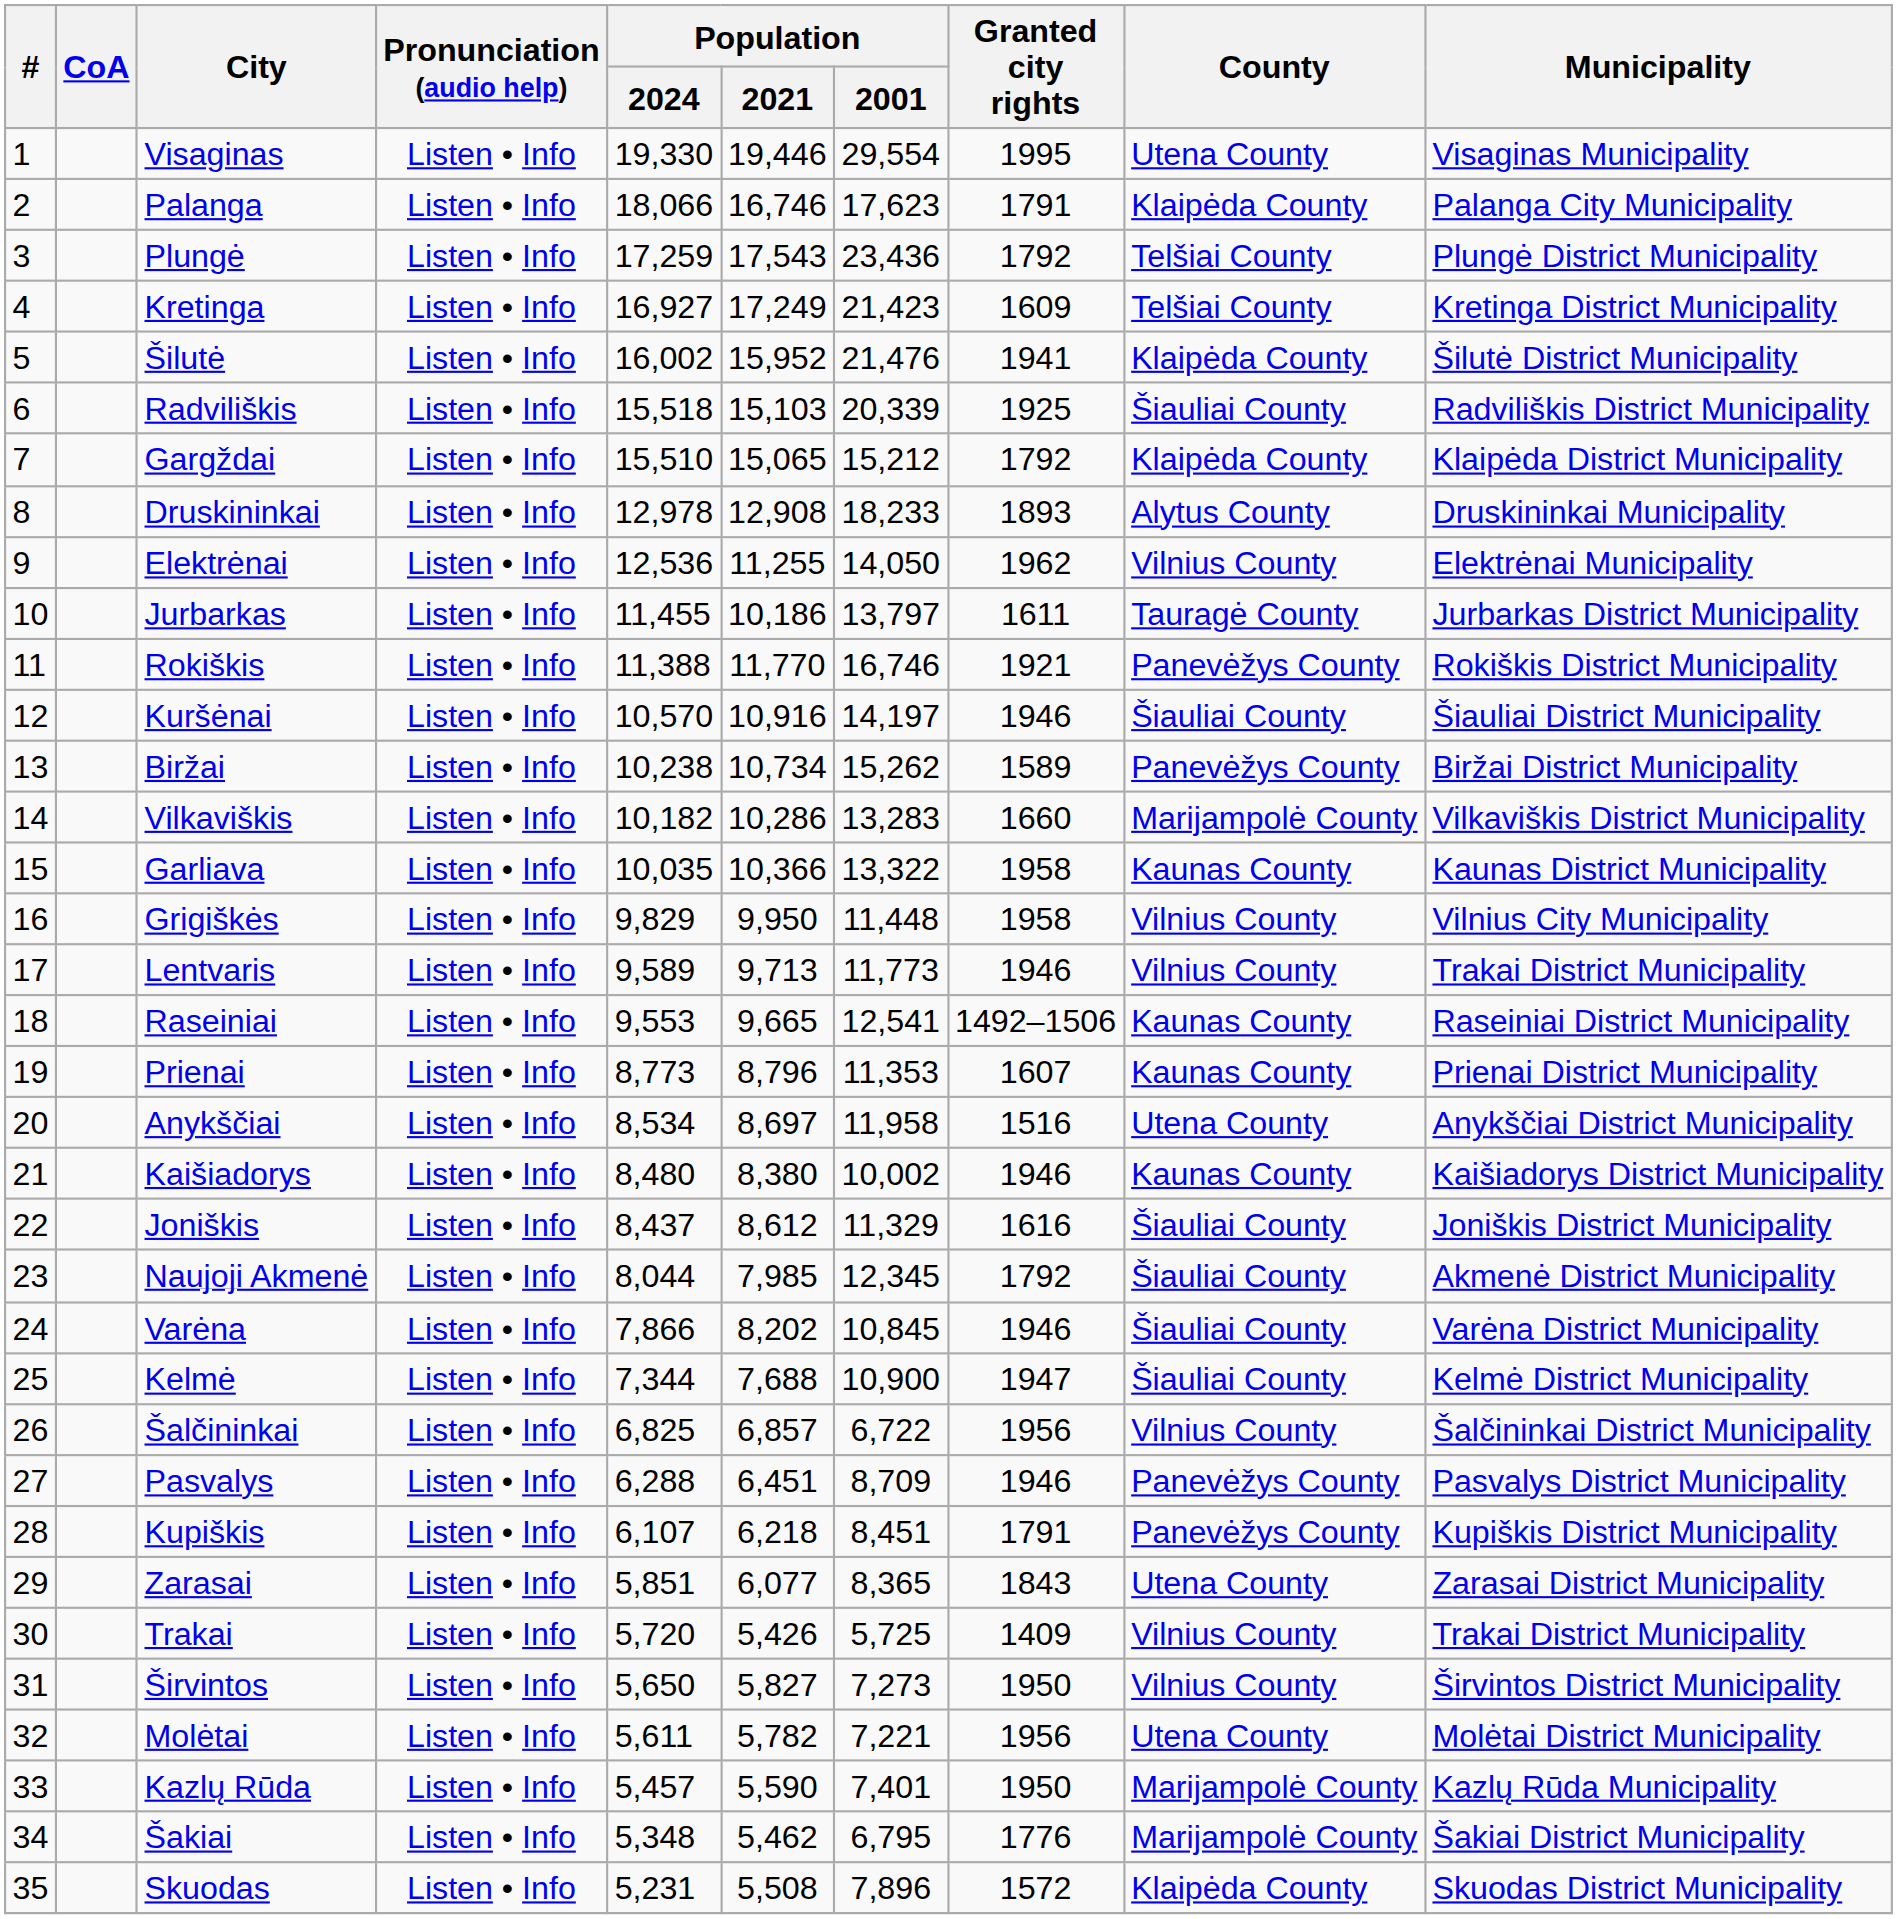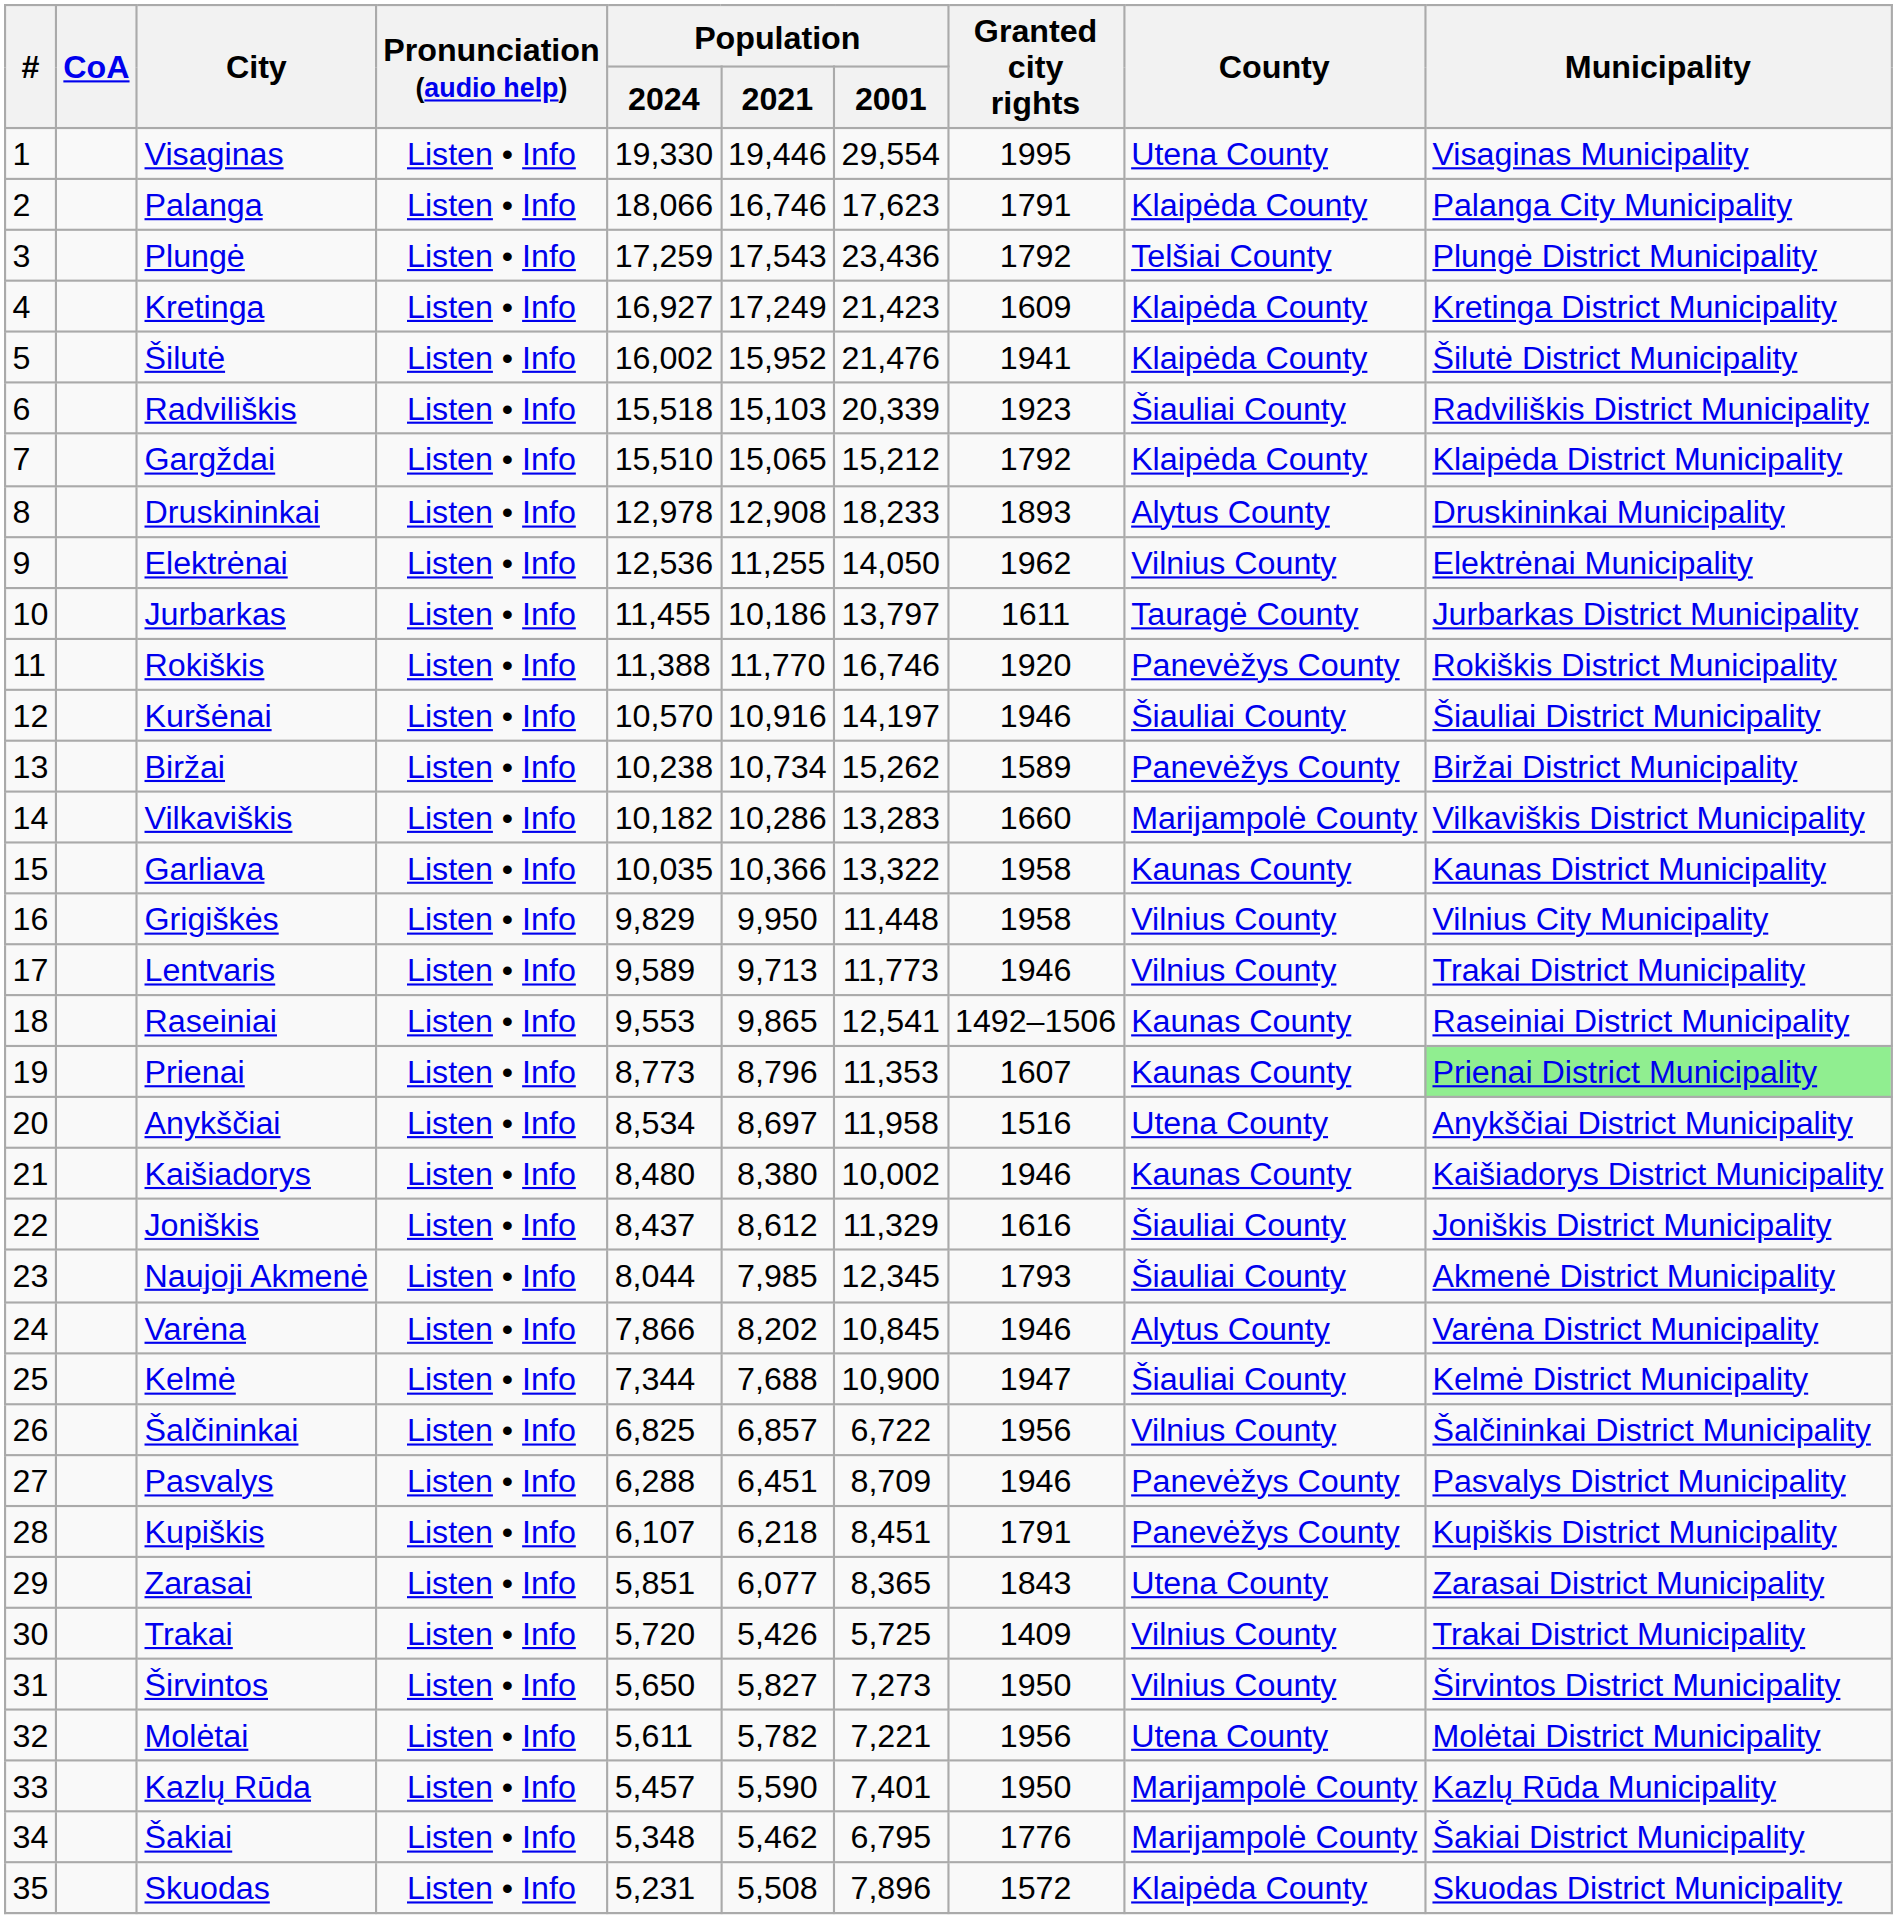(1231, 307) Telšiai County -> (1249, 307) Klaipėda County
(1036, 409) 1925 -> (1036, 409) 1923
(1036, 664) 1921 -> (1036, 664) 1920
(777, 1021) 9,665 -> (777, 1021) 9,865
(1625, 1072) no background -> (1625, 1072) lightgreen background
(1036, 1276) 1792 -> (1036, 1276) 1793
(1239, 1327) Šiauliai County -> (1230, 1327) Alytus County
